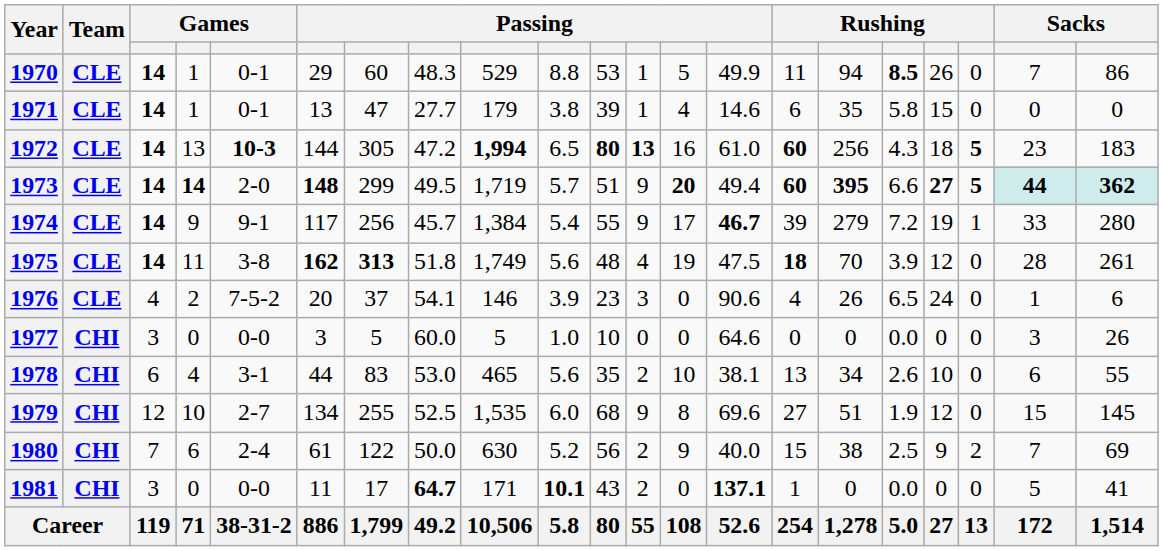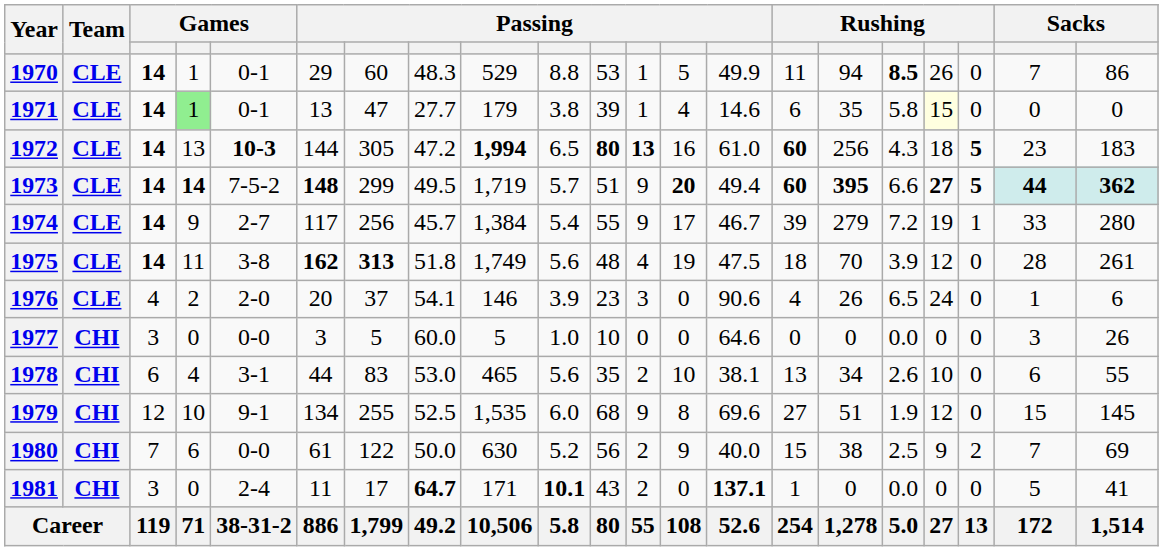(193, 110) no background -> (193, 110) lightgreen background
(941, 110) no background -> (941, 110) lightyellow background
(254, 185) 2-0 -> (254, 185) 7-5-2
(254, 223) 9-1 -> (254, 223) 2-7
(739, 223) bold -> (739, 223) normal
(795, 261) bold -> (795, 261) normal
(254, 299) 7-5-2 -> (254, 299) 2-0
(254, 412) 2-7 -> (254, 412) 9-1
(254, 450) 2-4 -> (254, 450) 0-0
(254, 488) 0-0 -> (254, 488) 2-4
